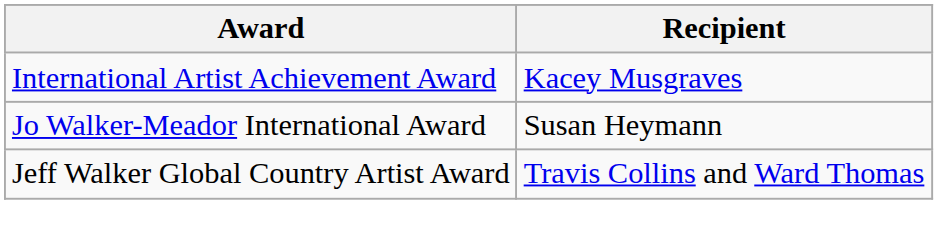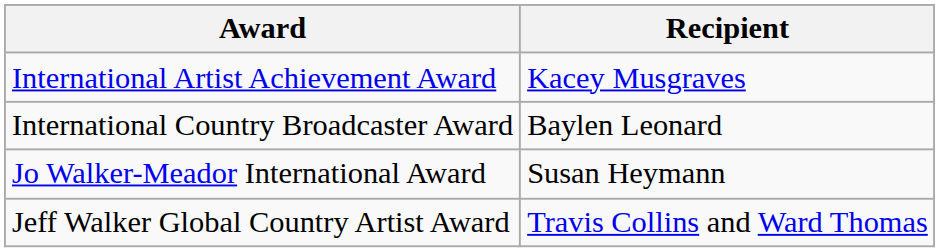+ row: (263, 125)
